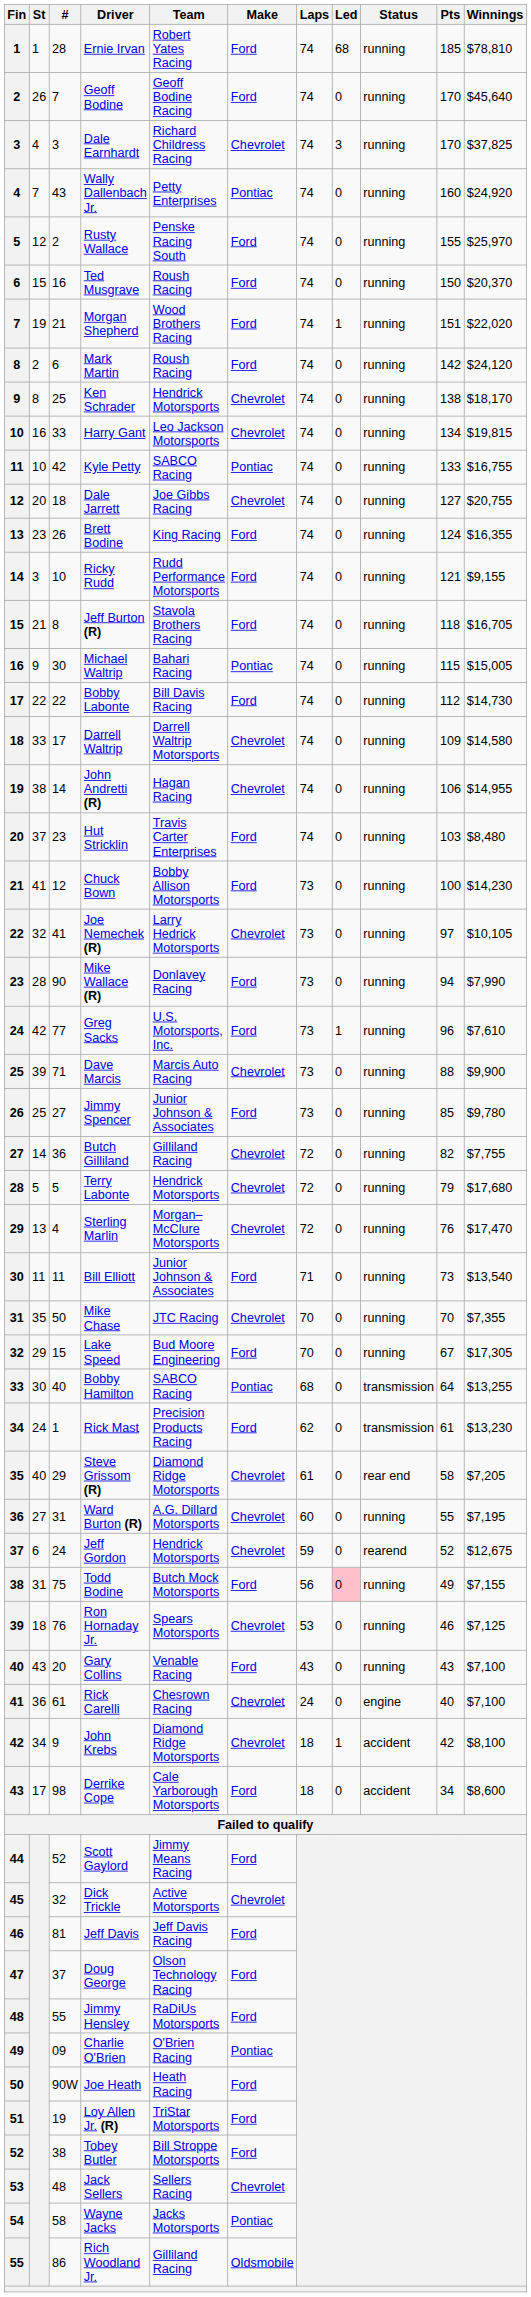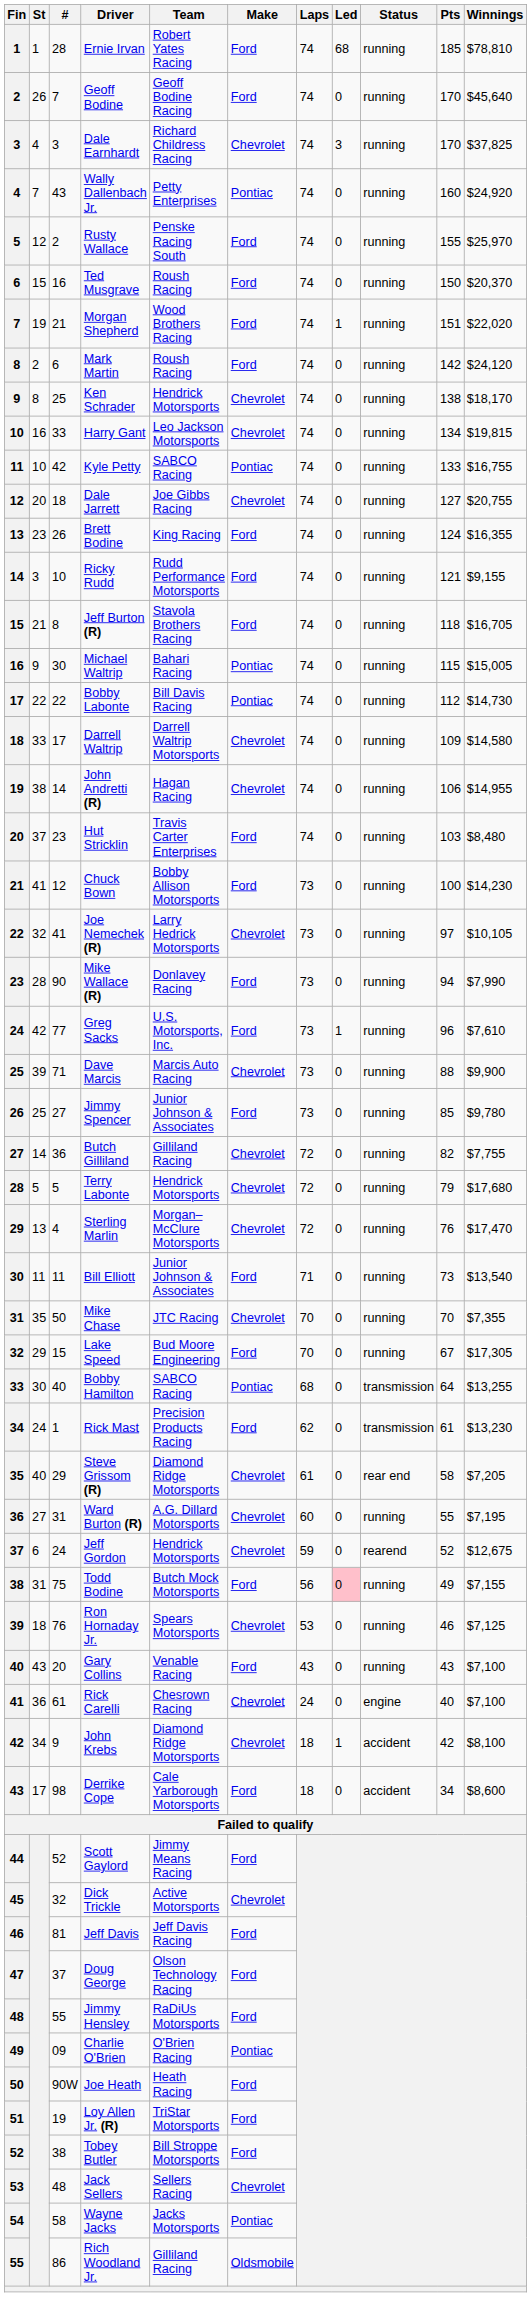(244, 700) Ford -> (252, 700) Pontiac
